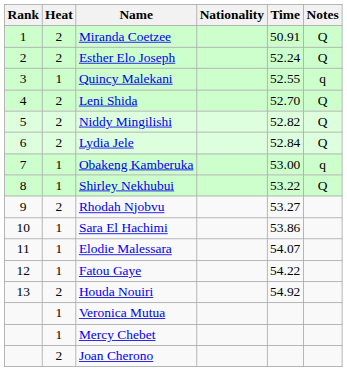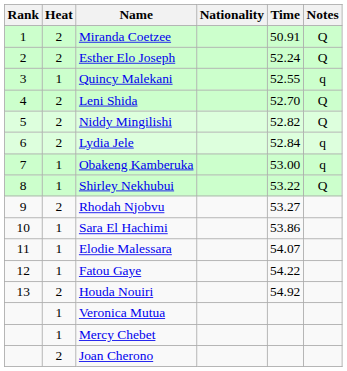(323, 143) Q -> (323, 143) q
